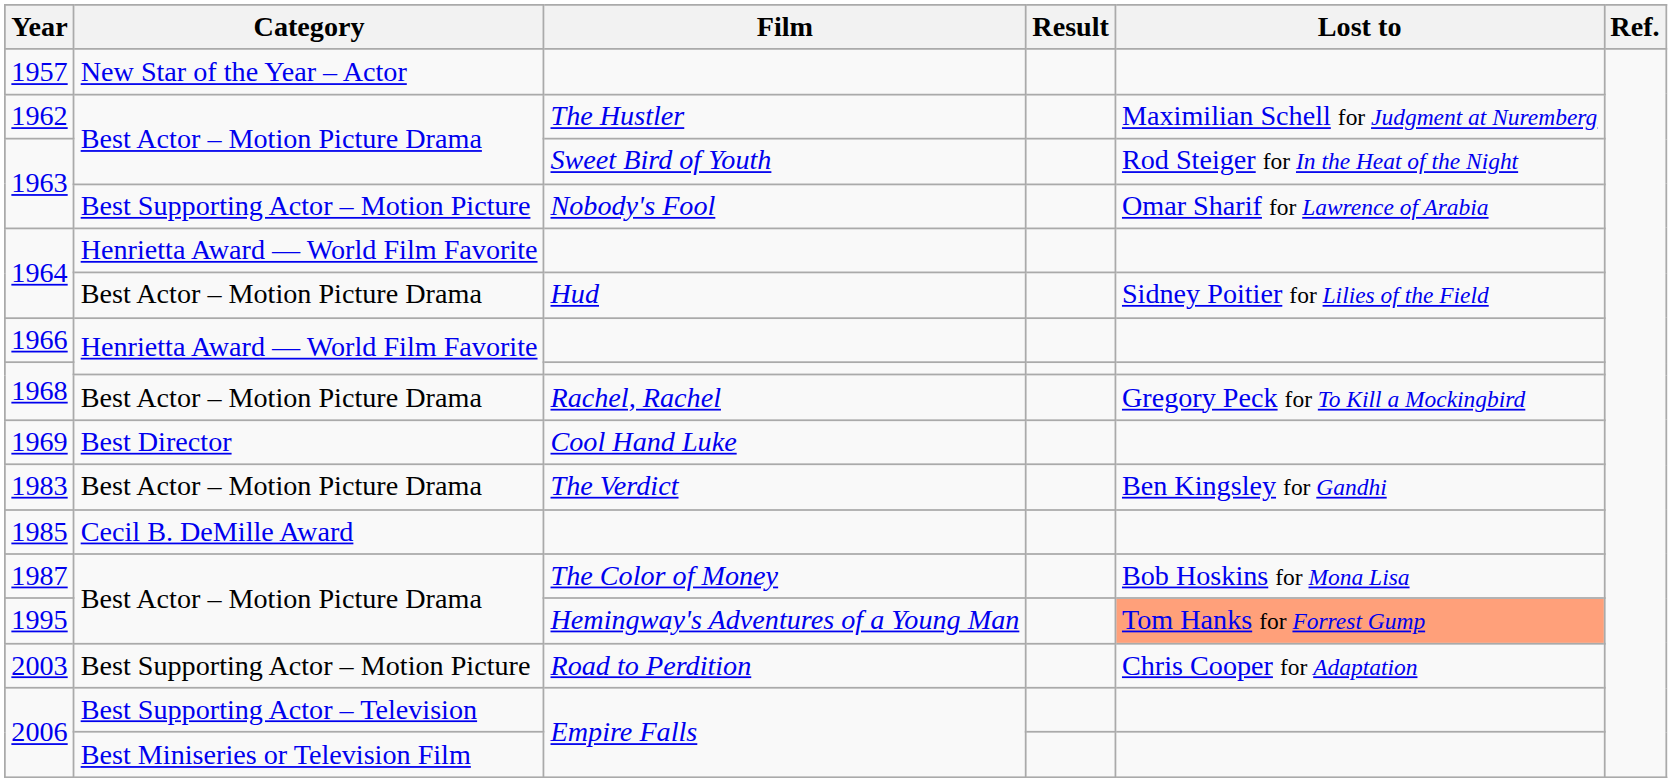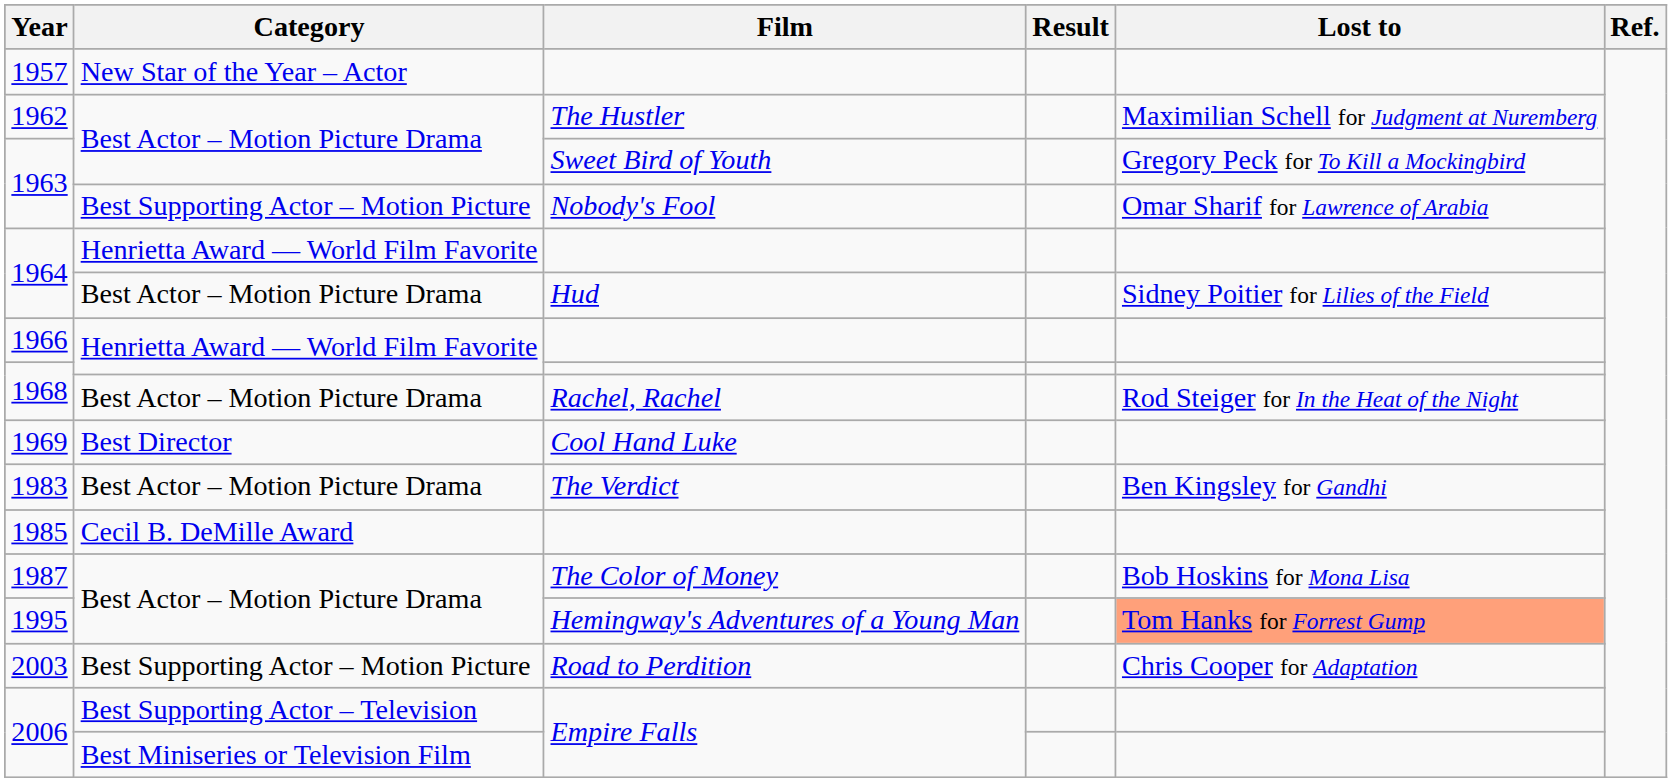(1320, 160) Rod Steiger for In the Heat of the Night -> (1324, 160) Gregory Peck for To Kill a Mockingbird
(1324, 397) Gregory Peck for To Kill a Mockingbird -> (1320, 397) Rod Steiger for In the Heat of the Night
